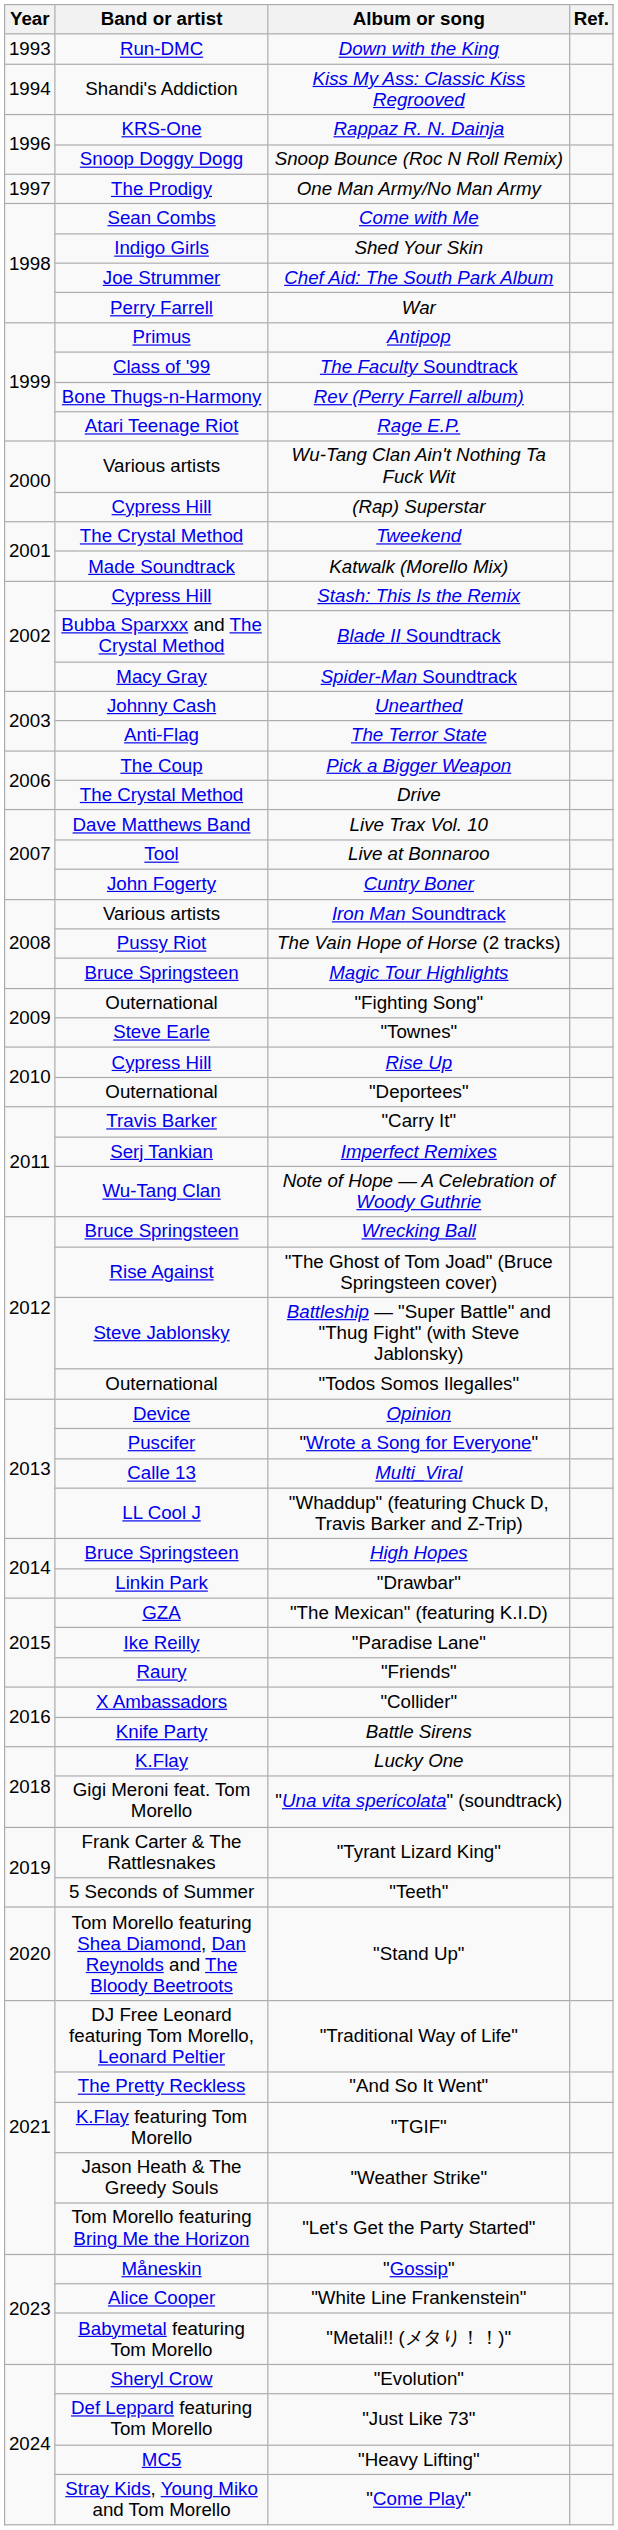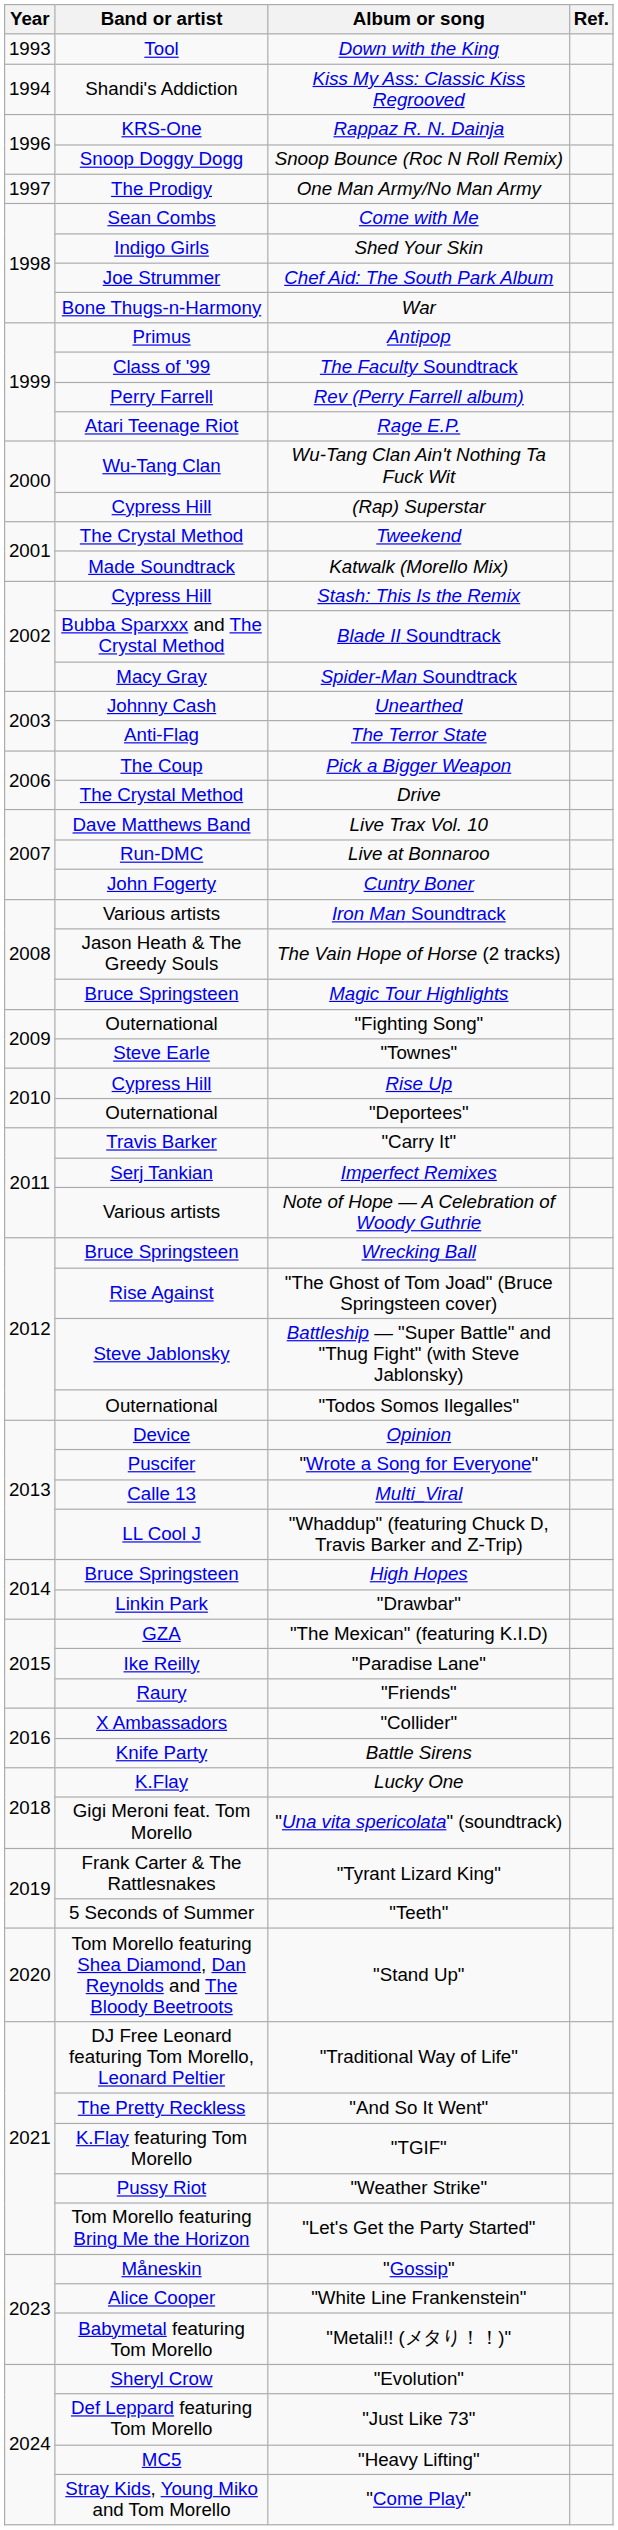(162, 49) Run-DMC -> (162, 49) Tool
(162, 307) Perry Farrell -> (162, 307) Bone Thugs-n-Harmony
(162, 396) Bone Thugs-n-Harmony -> (162, 396) Perry Farrell
(162, 466) Various artists -> (162, 466) Wu-Tang Clan
(162, 854) Tool -> (162, 854) Run-DMC
(162, 943) Pussy Riot -> (162, 954) Jason Heath & The Greedy Souls
(162, 1191) Wu-Tang Clan -> (162, 1212) Various artists
(162, 2177) Jason Heath & The Greedy Souls -> (162, 2188) Pussy Riot
